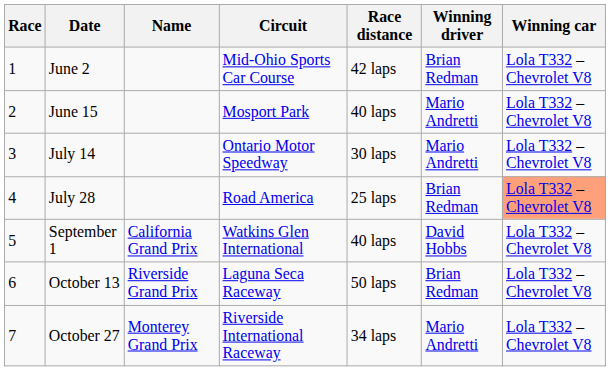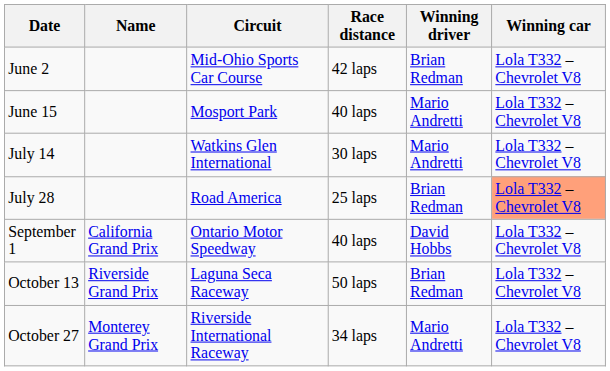- column: (25, 25)
(269, 154) Ontario Motor Speedway -> (234, 154) Watkins Glen International
(266, 240) Watkins Glen International -> (237, 240) Ontario Motor Speedway
